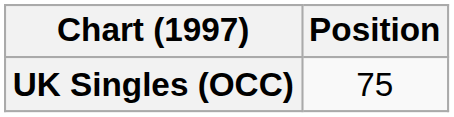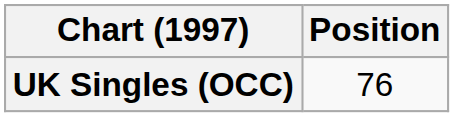(375, 83) 75 -> (375, 83) 76
